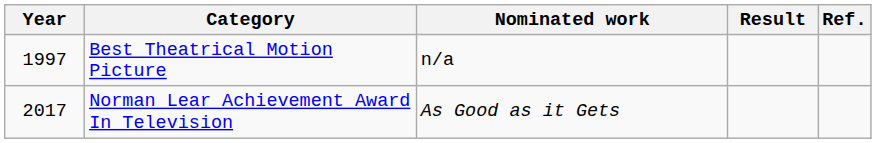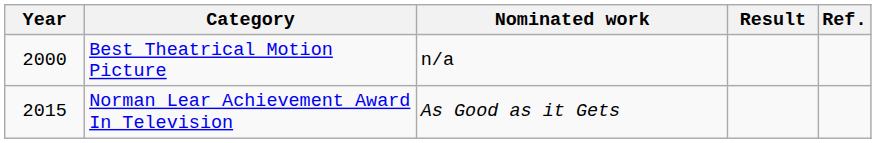(45, 60) 1997 -> (45, 60) 2000
(45, 112) 2017 -> (45, 112) 2015
